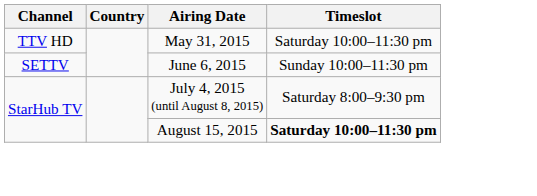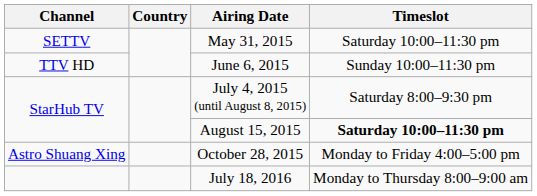(45, 40) TTV HD -> (67, 40) SETTV
(45, 64) SETTV -> (67, 64) TTV HD
+ row: (250, 154)
+ row: (250, 178)
